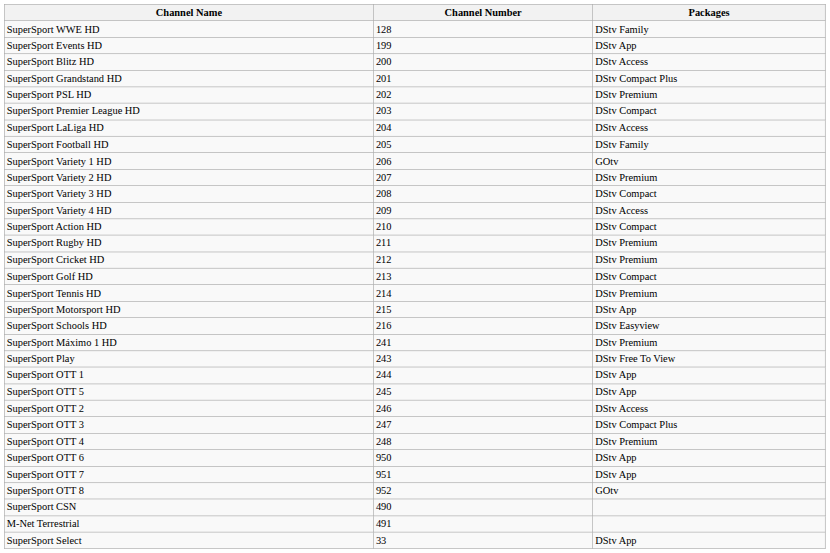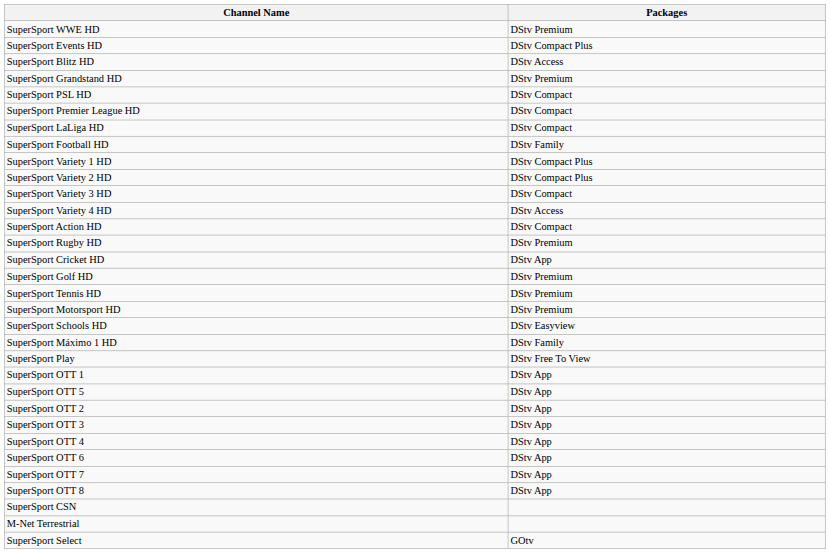- column: (483, 12)
(622, 29) DStv Family -> (542, 29) DStv Premium
(616, 45) DStv App -> (552, 45) DStv Compact Plus
(636, 78) DStv Compact Plus -> (542, 78) DStv Premium
(626, 95) DStv Premium -> (541, 95) DStv Compact
(622, 128) DStv Access -> (541, 128) DStv Compact
(607, 161) GOtv -> (552, 161) DStv Compact Plus
(626, 177) DStv Premium -> (552, 177) DStv Compact Plus
(626, 260) DStv Premium -> (531, 260) DStv App
(626, 276) DStv Compact -> (542, 276) DStv Premium
(616, 309) DStv App -> (542, 309) DStv Premium
(626, 342) DStv Premium -> (537, 342) DStv Family
(622, 408) DStv Access -> (531, 408) DStv App
(636, 425) DStv Compact Plus -> (531, 425) DStv App
(626, 441) DStv Premium -> (531, 441) DStv App
(607, 491) GOtv -> (531, 491) DStv App
(616, 540) DStv App -> (522, 540) GOtv
